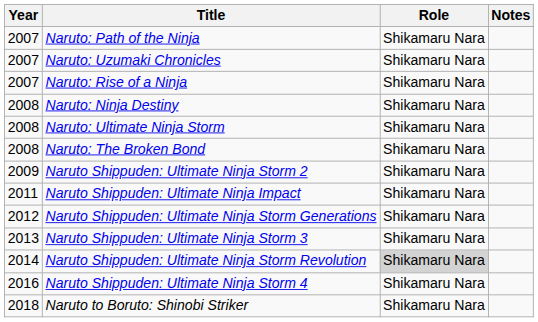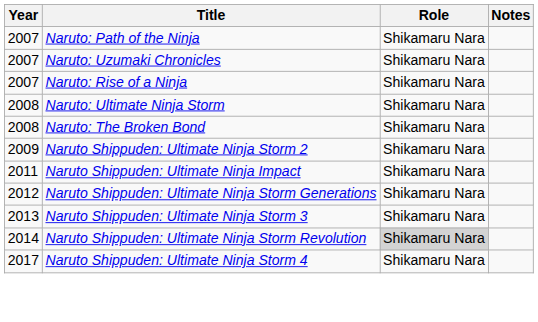- row: (112, 104)
(23, 283) 2016 -> (23, 261) 2017
- row: (147, 305)
